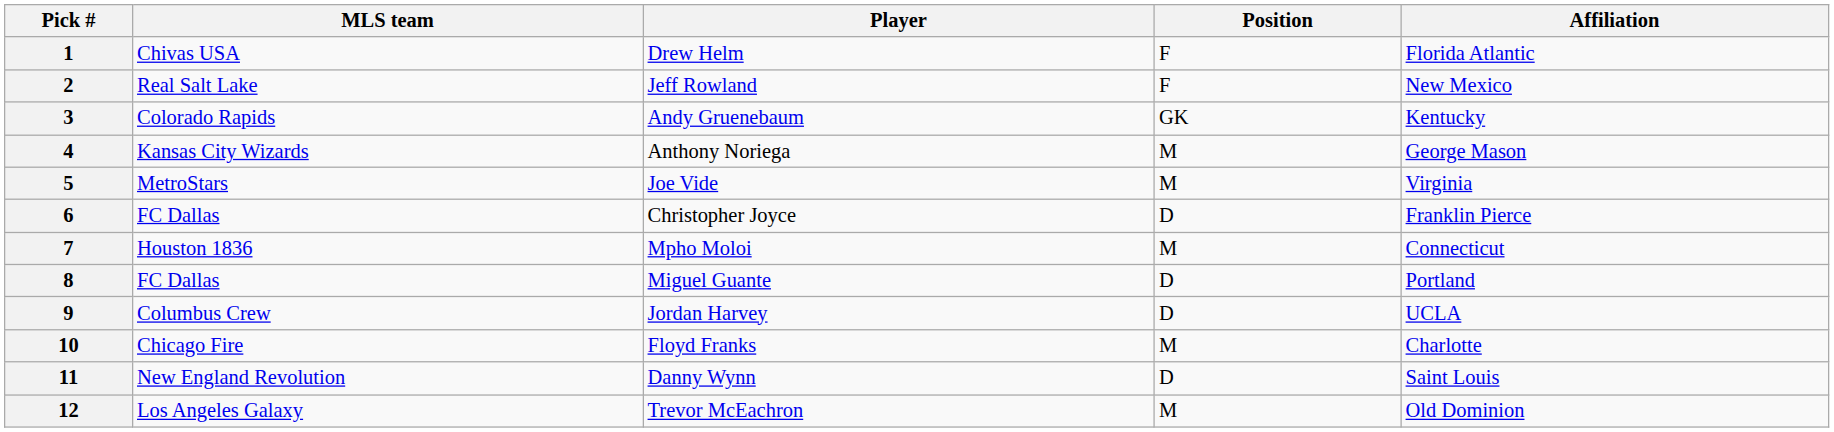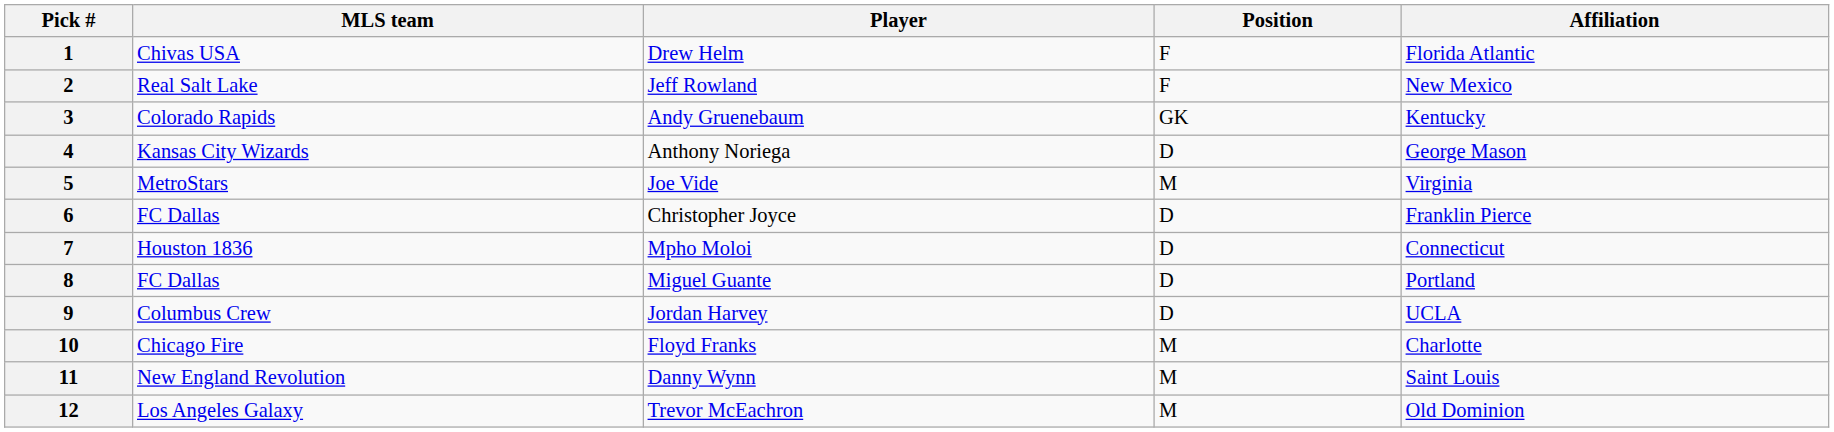(1168, 150) M -> (1166, 150) D
(1168, 248) M -> (1166, 248) D
(1166, 378) D -> (1168, 378) M
